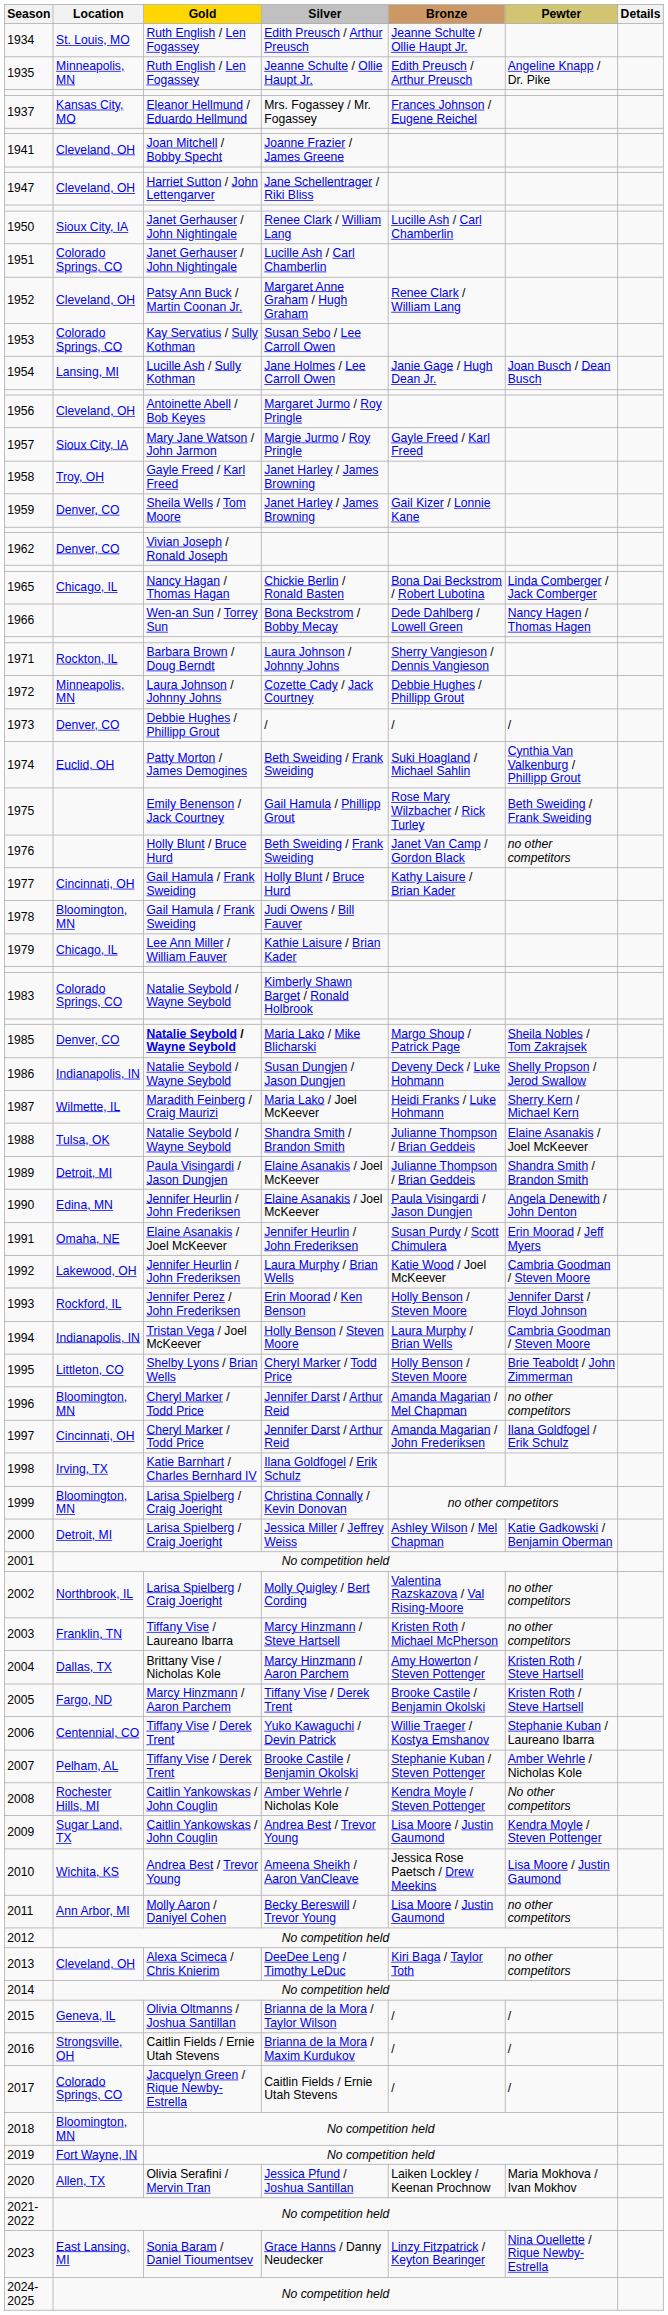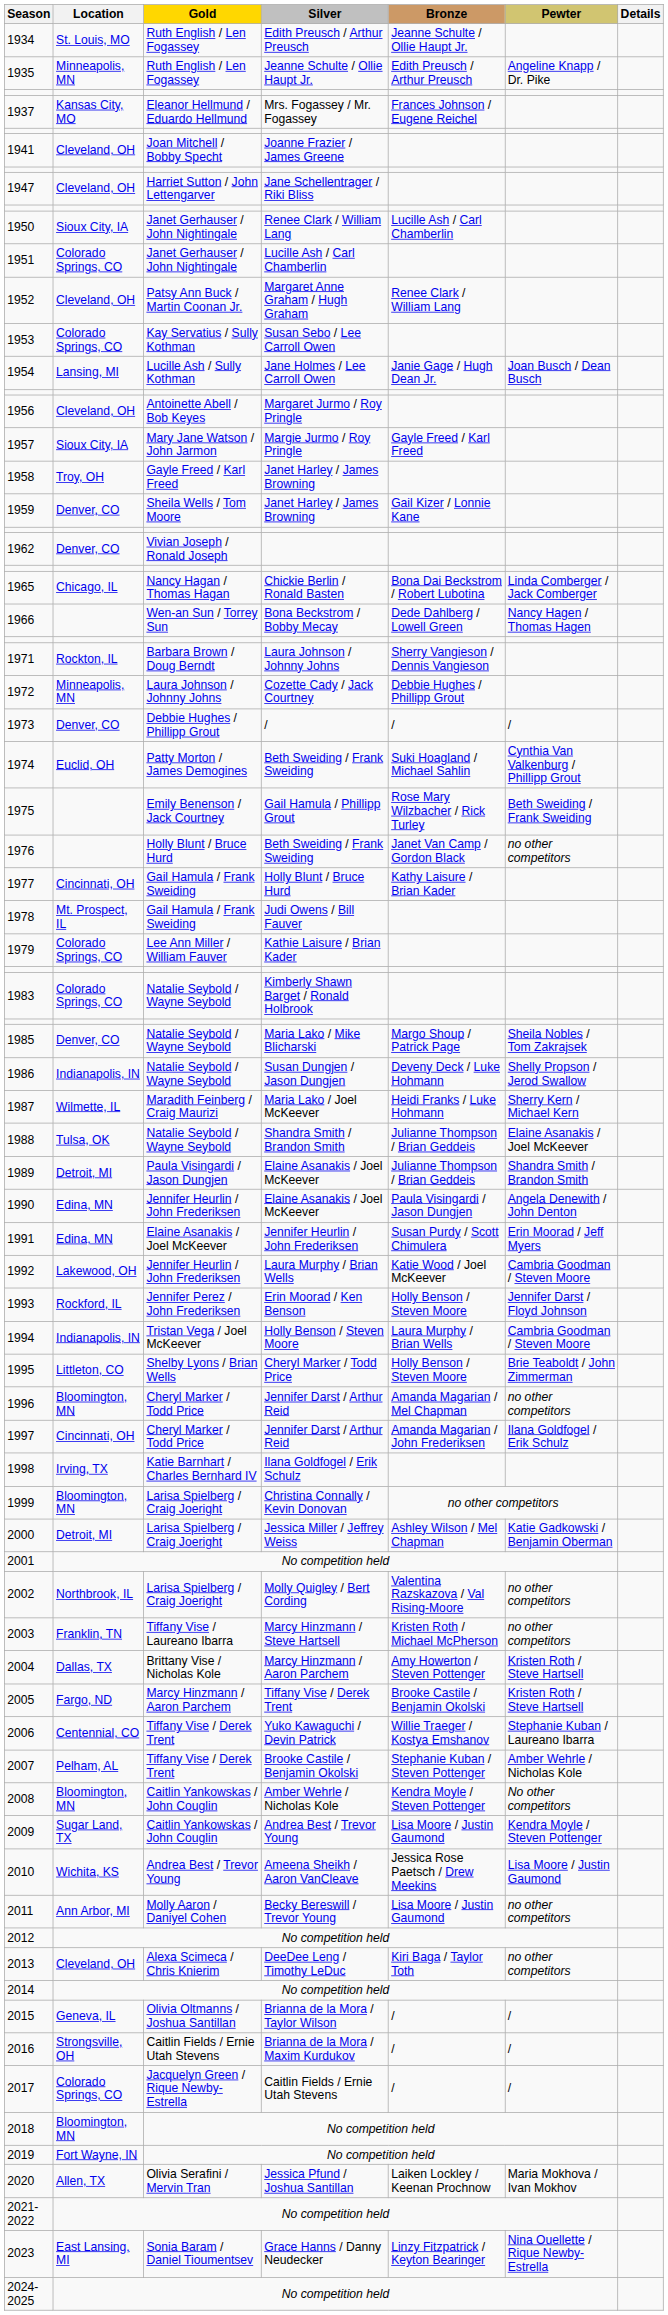(92, 917) Bloomington, MN -> (92, 917) Mt. Prospect, IL
(87, 950) Chicago, IL -> (89, 950) Colorado Springs, CO
(195, 1041) bold -> (192, 1041) normal
(88, 1238) Omaha, NE -> (84, 1238) Edina, MN
(84, 1799) Rochester Hills, MI -> (92, 1799) Bloomington, MN
